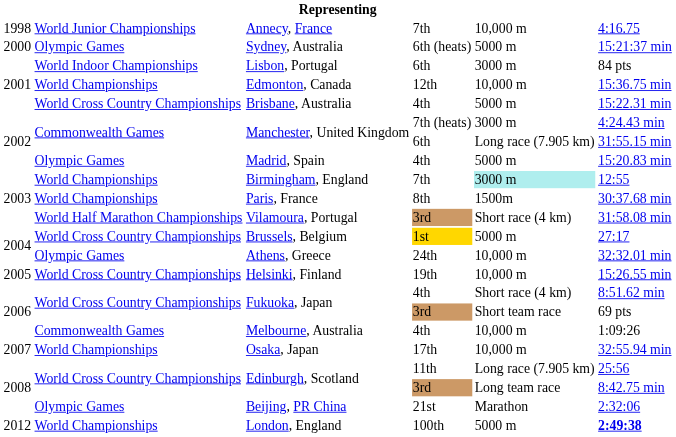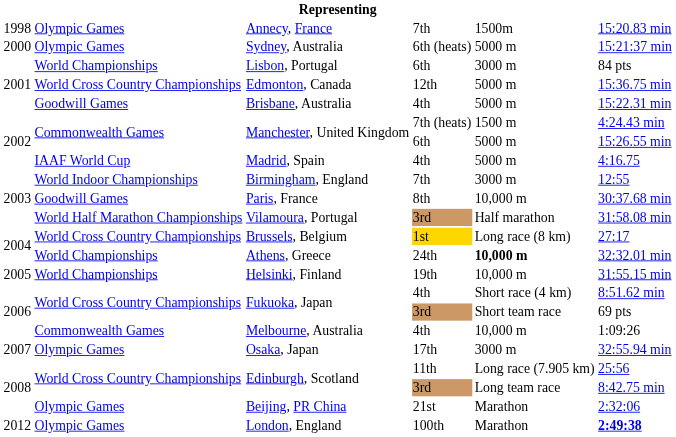(115, 28) World Junior Championships -> (79, 28) Olympic Games
(501, 28) 10,000 m -> (494, 28) 1500m
(619, 28) 4:16.75 -> (635, 28) 15:20.83 min
(116, 66) World Indoor Championships -> (96, 66) World Championships
(96, 85) World Championships -> (138, 85) World Cross Country Championships
(501, 85) 10,000 m -> (496, 85) 5000 m
(138, 103) World Cross Country Championships -> (81, 103) Goodwill Games
(496, 122) 3000 m -> (496, 122) 1500 m
(535, 141) Long race (7.905 km) -> (496, 141) 5000 m
(635, 141) 31:55.15 min -> (635, 141) 15:26.55 min
(79, 160) Olympic Games -> (82, 160) IAAF World Cup
(635, 160) 15:20.83 min -> (619, 160) 4:16.75
(96, 179) World Championships -> (116, 179) World Indoor Championships
(496, 179) paleturquoise background -> (496, 179) no background
(96, 198) World Championships -> (81, 198) Goodwill Games
(494, 198) 1500m -> (501, 198) 10,000 m
(523, 217) Short race (4 km) -> (515, 217) Half marathon
(496, 236) 5000 m -> (523, 236) Long race (8 km)
(79, 255) Olympic Games -> (96, 255) World Championships
(501, 255) normal -> (501, 255) bold
(138, 274) World Cross Country Championships -> (96, 274) World Championships
(635, 274) 15:26.55 min -> (635, 274) 31:55.15 min
(96, 349) World Championships -> (79, 349) Olympic Games
(501, 349) 10,000 m -> (496, 349) 3000 m
(96, 425) World Championships -> (79, 425) Olympic Games
(496, 425) 5000 m -> (501, 425) Marathon
